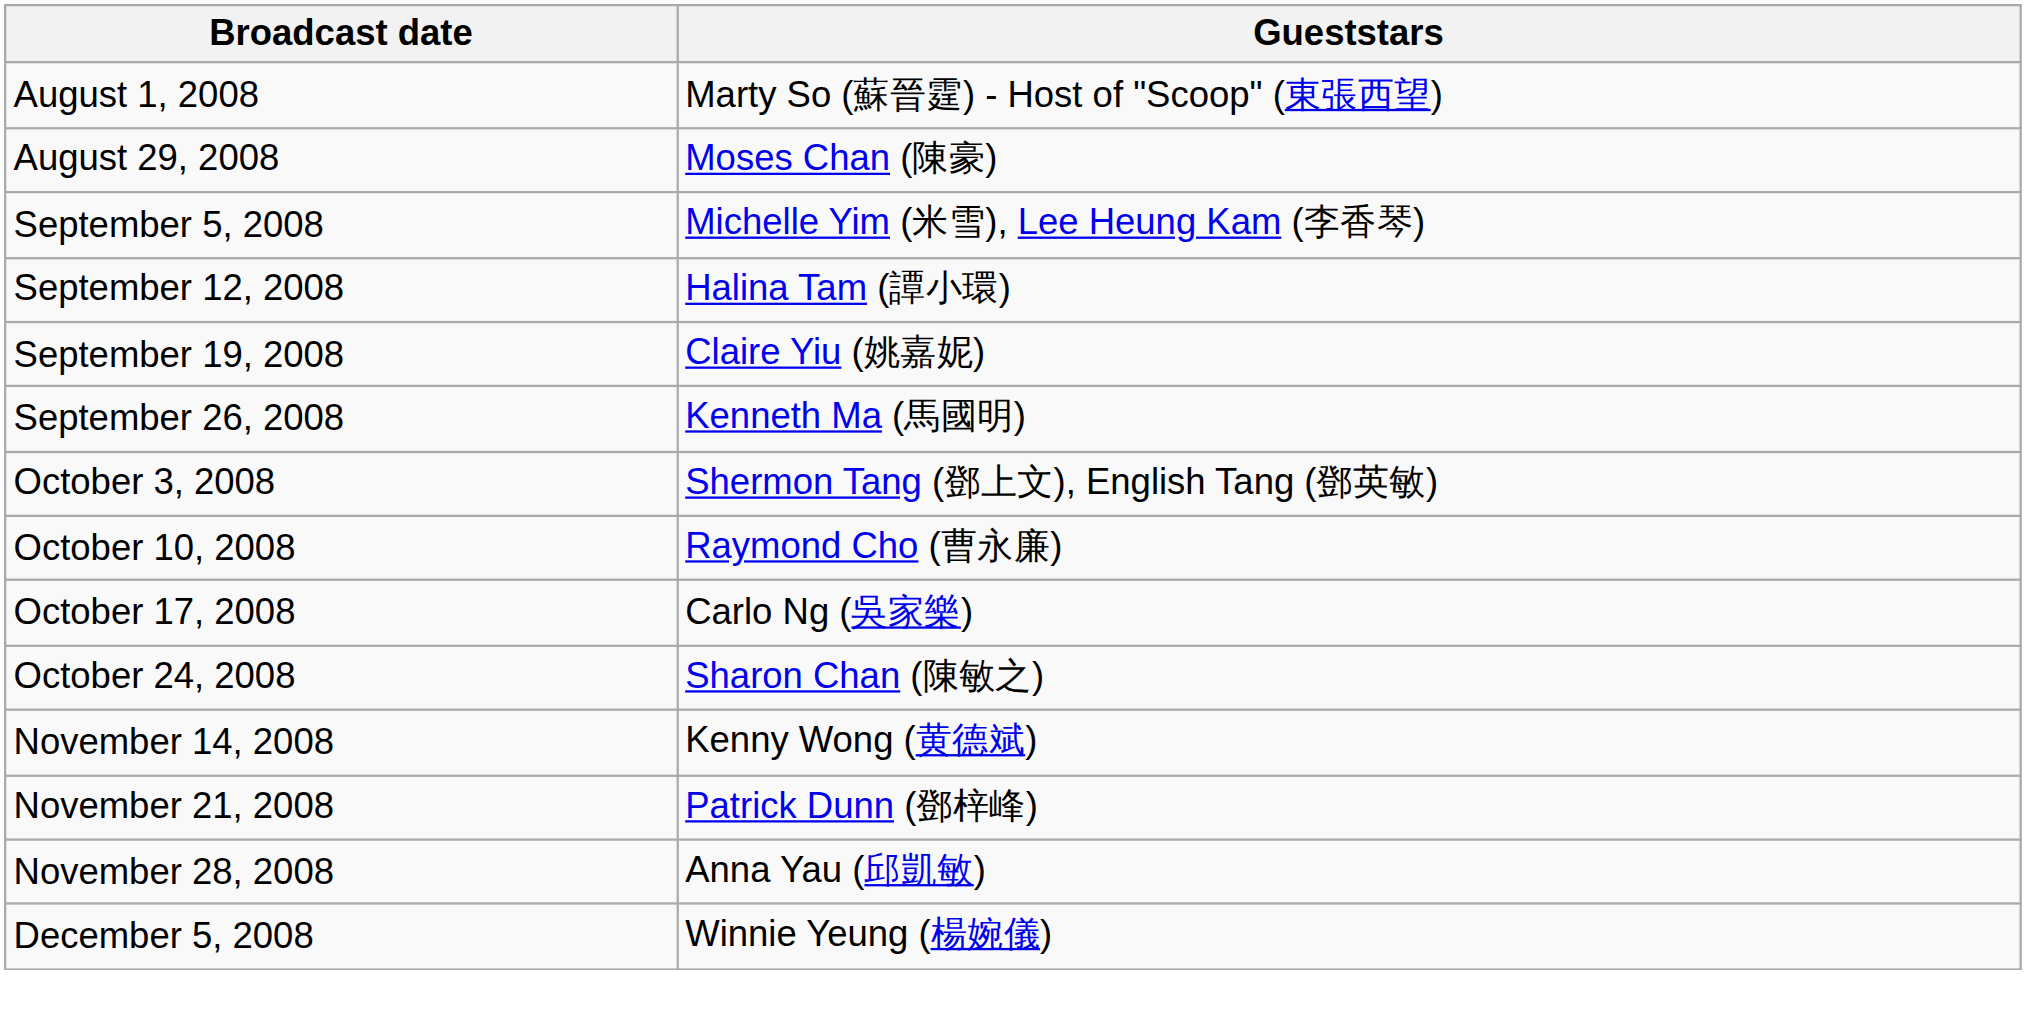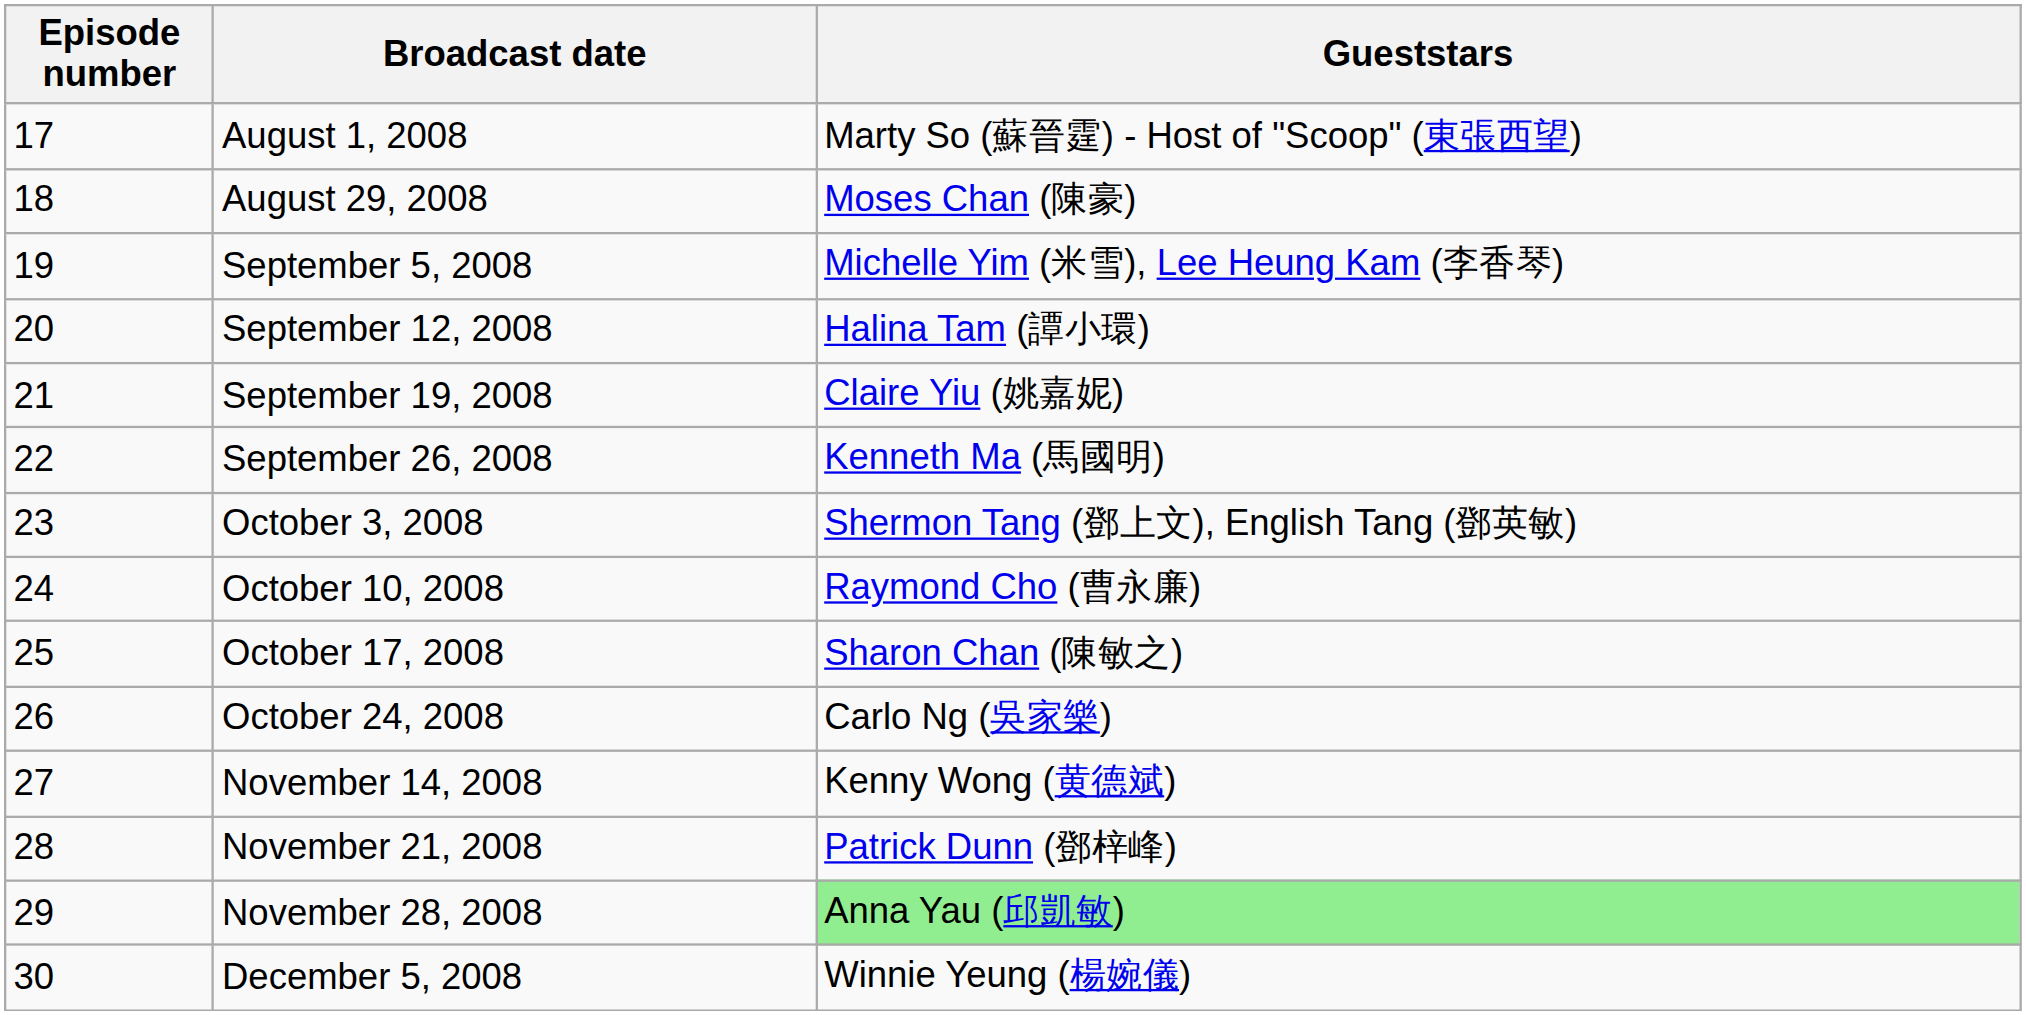+ column: (109, 53)
(829, 611) Carlo Ng (吳家樂) -> (1004, 652) Sharon Chan (陳敏之)
(865, 675) Sharon Chan (陳敏之) -> (968, 716) Carlo Ng (吳家樂)
(836, 869) no background -> (975, 910) lightgreen background
